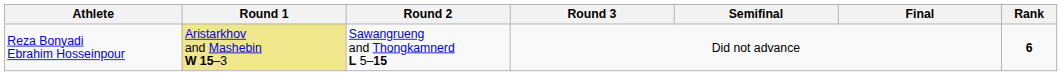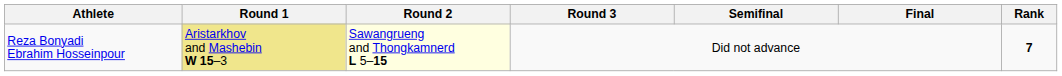(402, 47) no background -> (402, 47) lightyellow background
(1029, 47) 6 -> (1029, 47) 7
